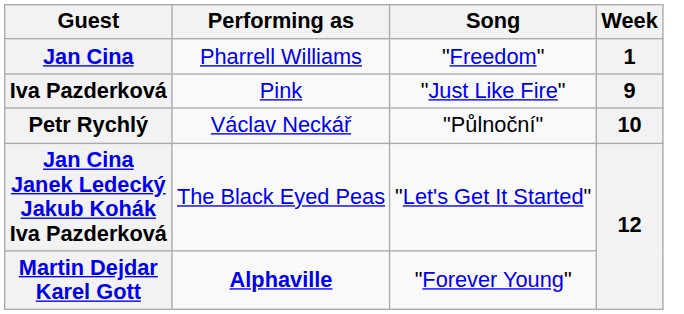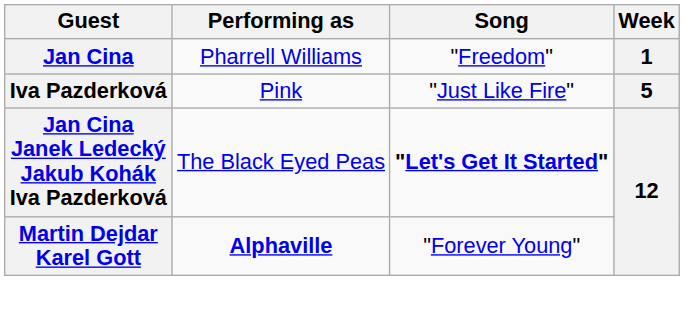(630, 90) 9 -> (647, 90) 5
- row: (88, 125)
(493, 196) normal -> (502, 162) bold
